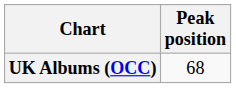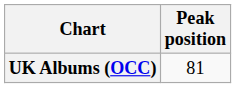(195, 67) 68 -> (195, 67) 81
